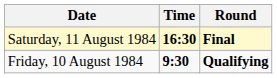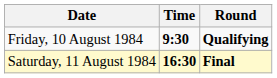rows swapped: (75, 61) <-> (82, 38)
